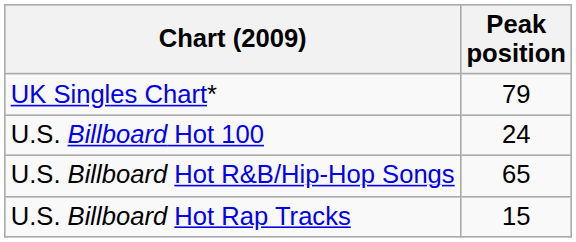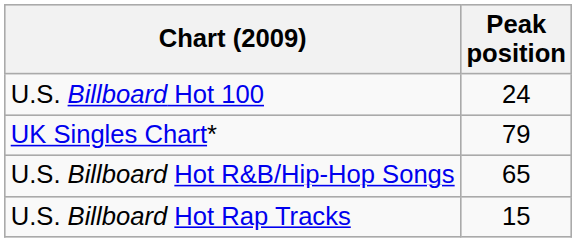rows swapped: (114, 94) <-> (137, 134)
